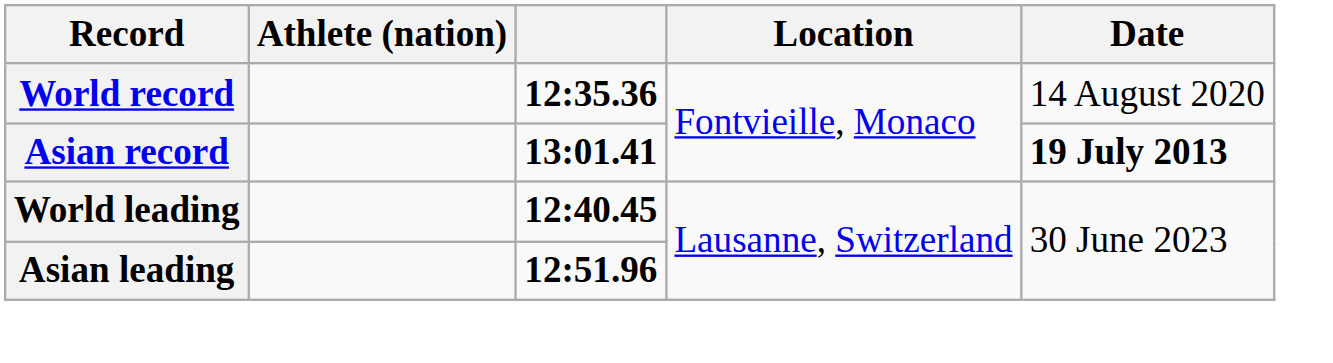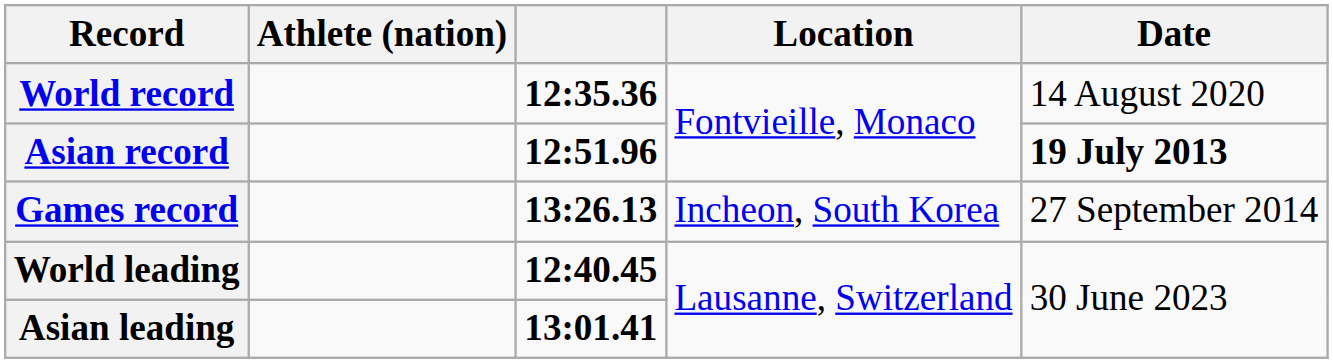(591, 151) 13:01.41 -> (591, 151) 12:51.96
+ row: (127, 210)
(591, 269) 12:51.96 -> (591, 328) 13:01.41
